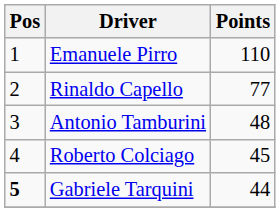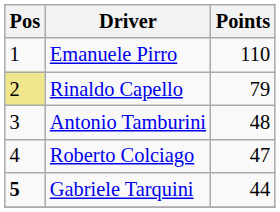(15, 88) no background -> (15, 88) khaki background
(260, 88) 77 -> (260, 88) 79
(260, 155) 45 -> (260, 155) 47
